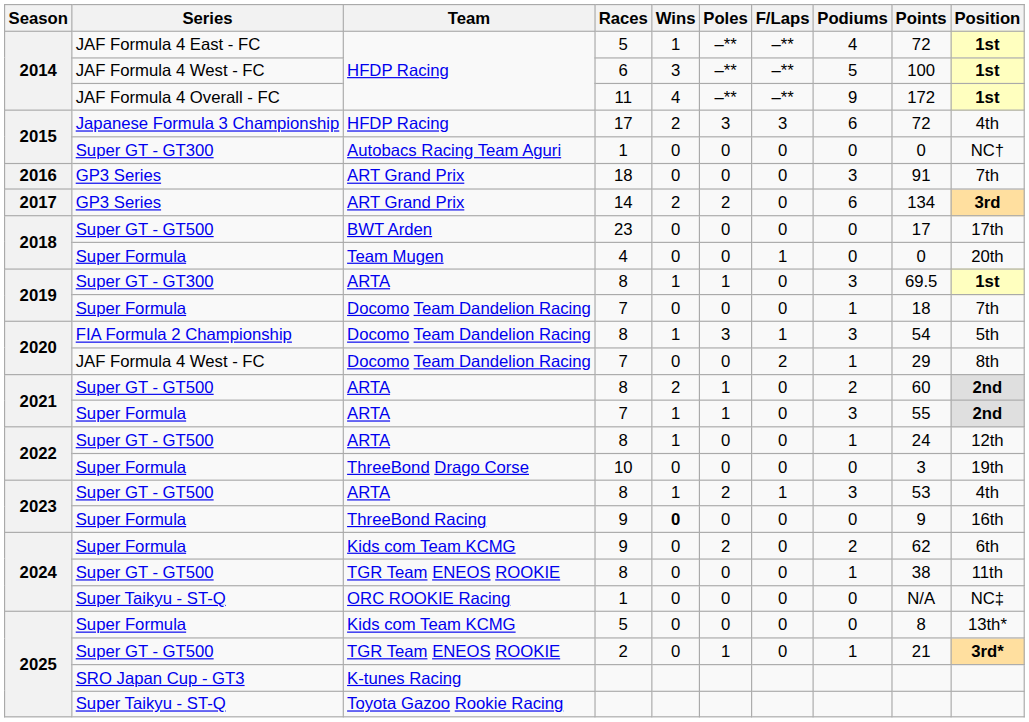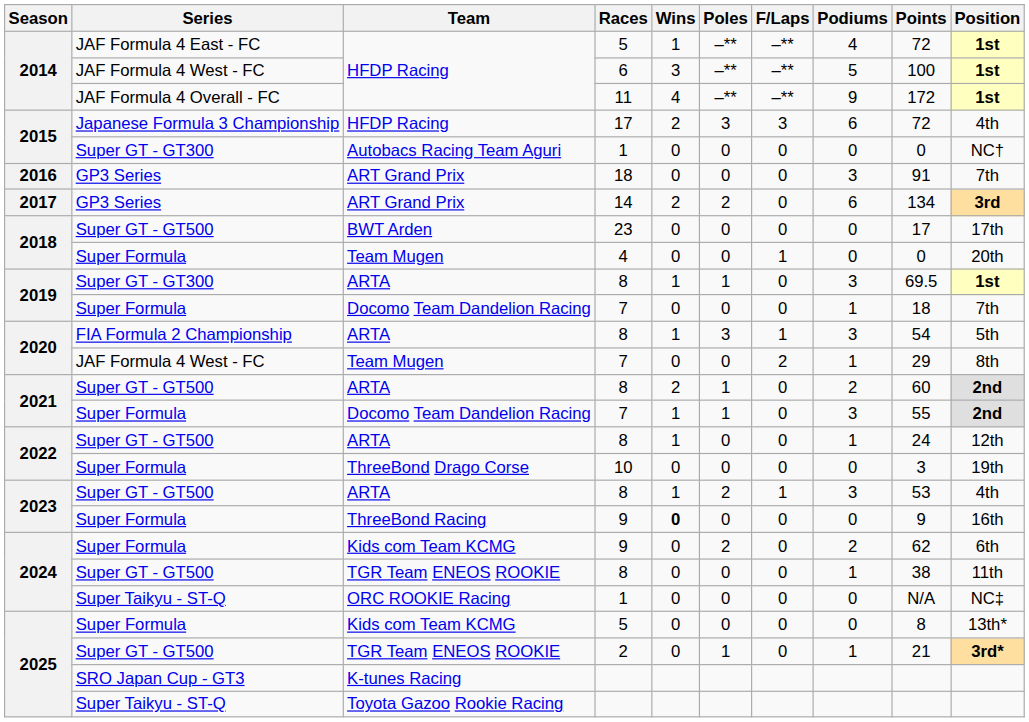(469, 335) Docomo Team Dandelion Racing -> (369, 335) ARTA
(469, 361) Docomo Team Dandelion Racing -> (395, 361) Team Mugen
(369, 414) ARTA -> (469, 414) Docomo Team Dandelion Racing
